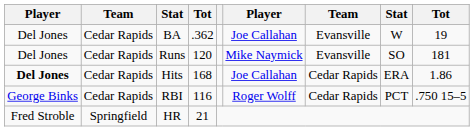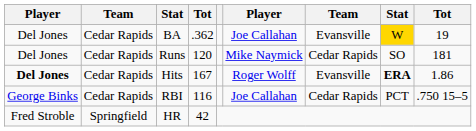(396, 34) no background -> (397, 34) gold background
(343, 55) Evansville -> (343, 55) Cedar Rapids
(202, 75) 168 -> (202, 75) 167
(264, 75) Joe Callahan -> (264, 75) Roger Wolff
(343, 75) Cedar Rapids -> (343, 75) Evansville
(396, 75) normal -> (397, 75) bold
(264, 95) Roger Wolff -> (264, 95) Joe Callahan
(202, 116) 21 -> (202, 116) 42
